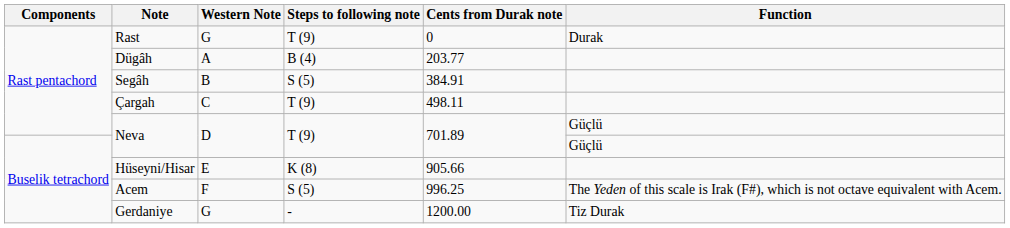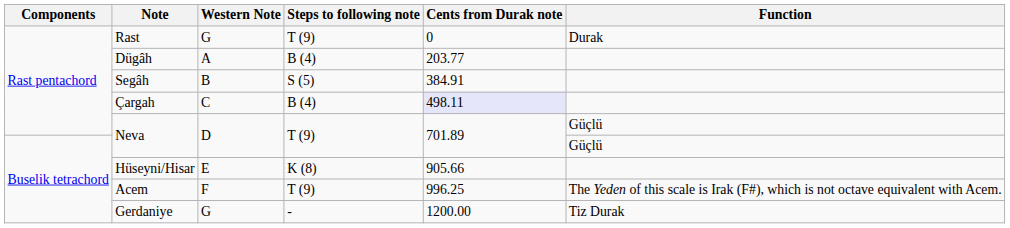(301, 102) T (9) -> (302, 102) B (4)
(445, 102) no background -> (445, 102) lavender background
(301, 189) S (5) -> (301, 189) T (9)
